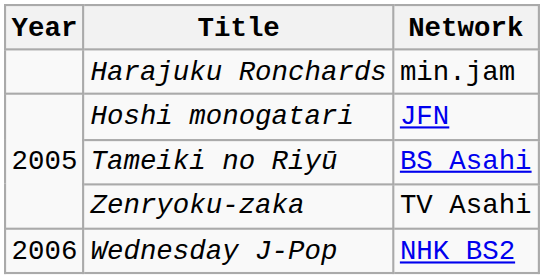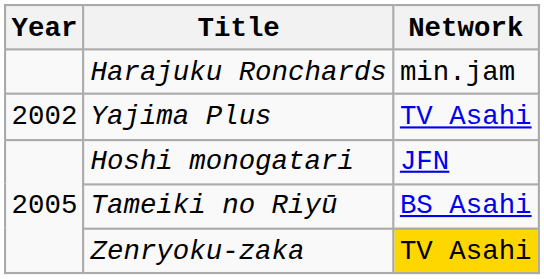+ row: (181, 117)
(466, 206) no background -> (466, 251) gold background
- row: (214, 251)
